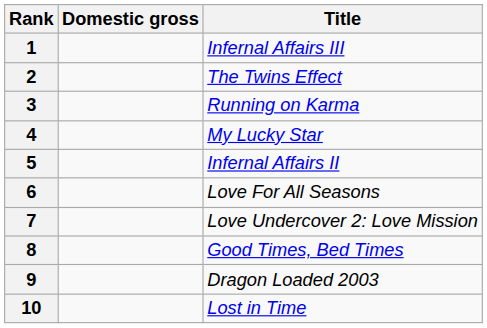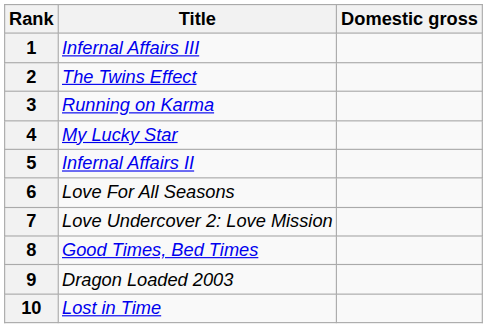columns swapped: (343, 18) <-> (130, 18)
